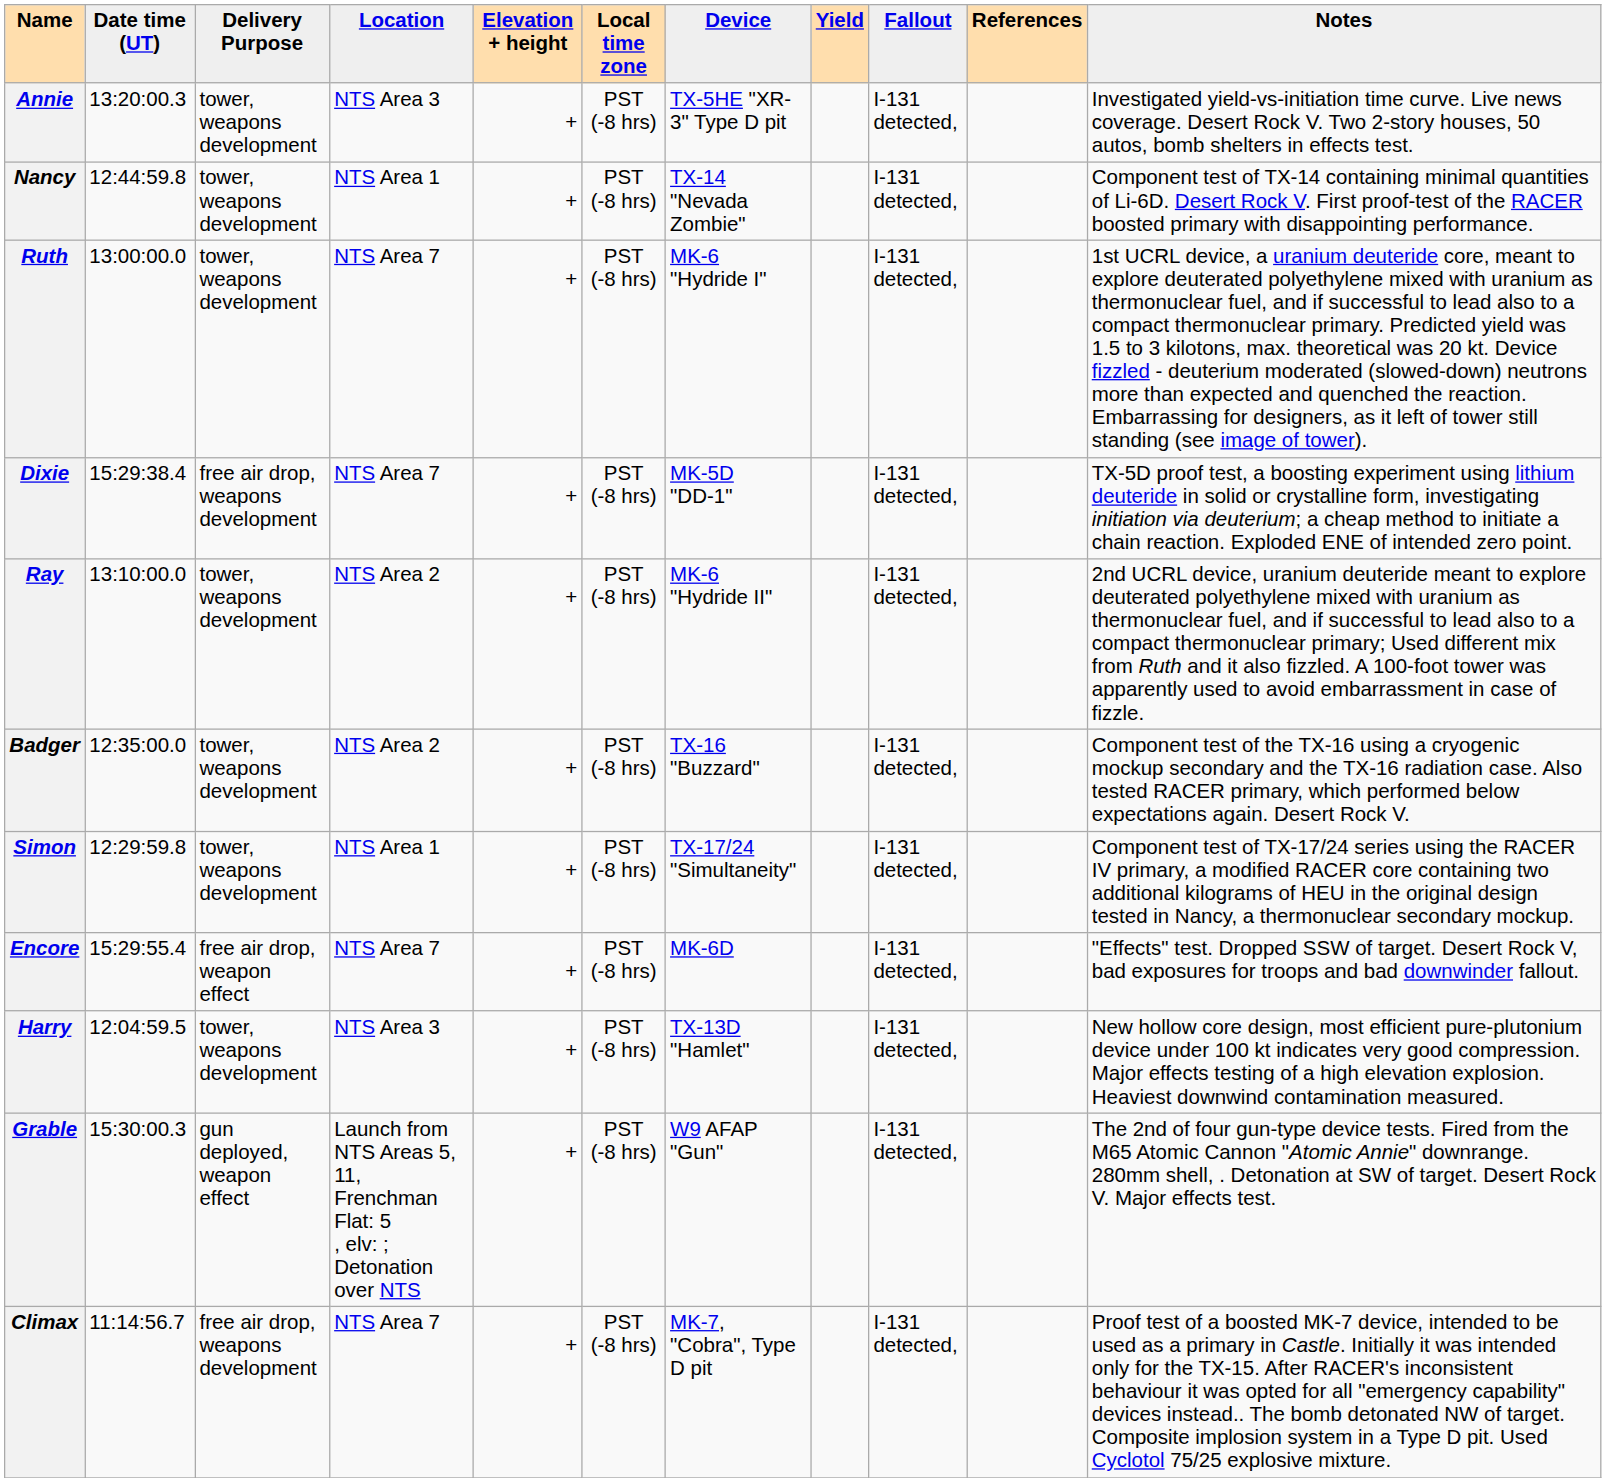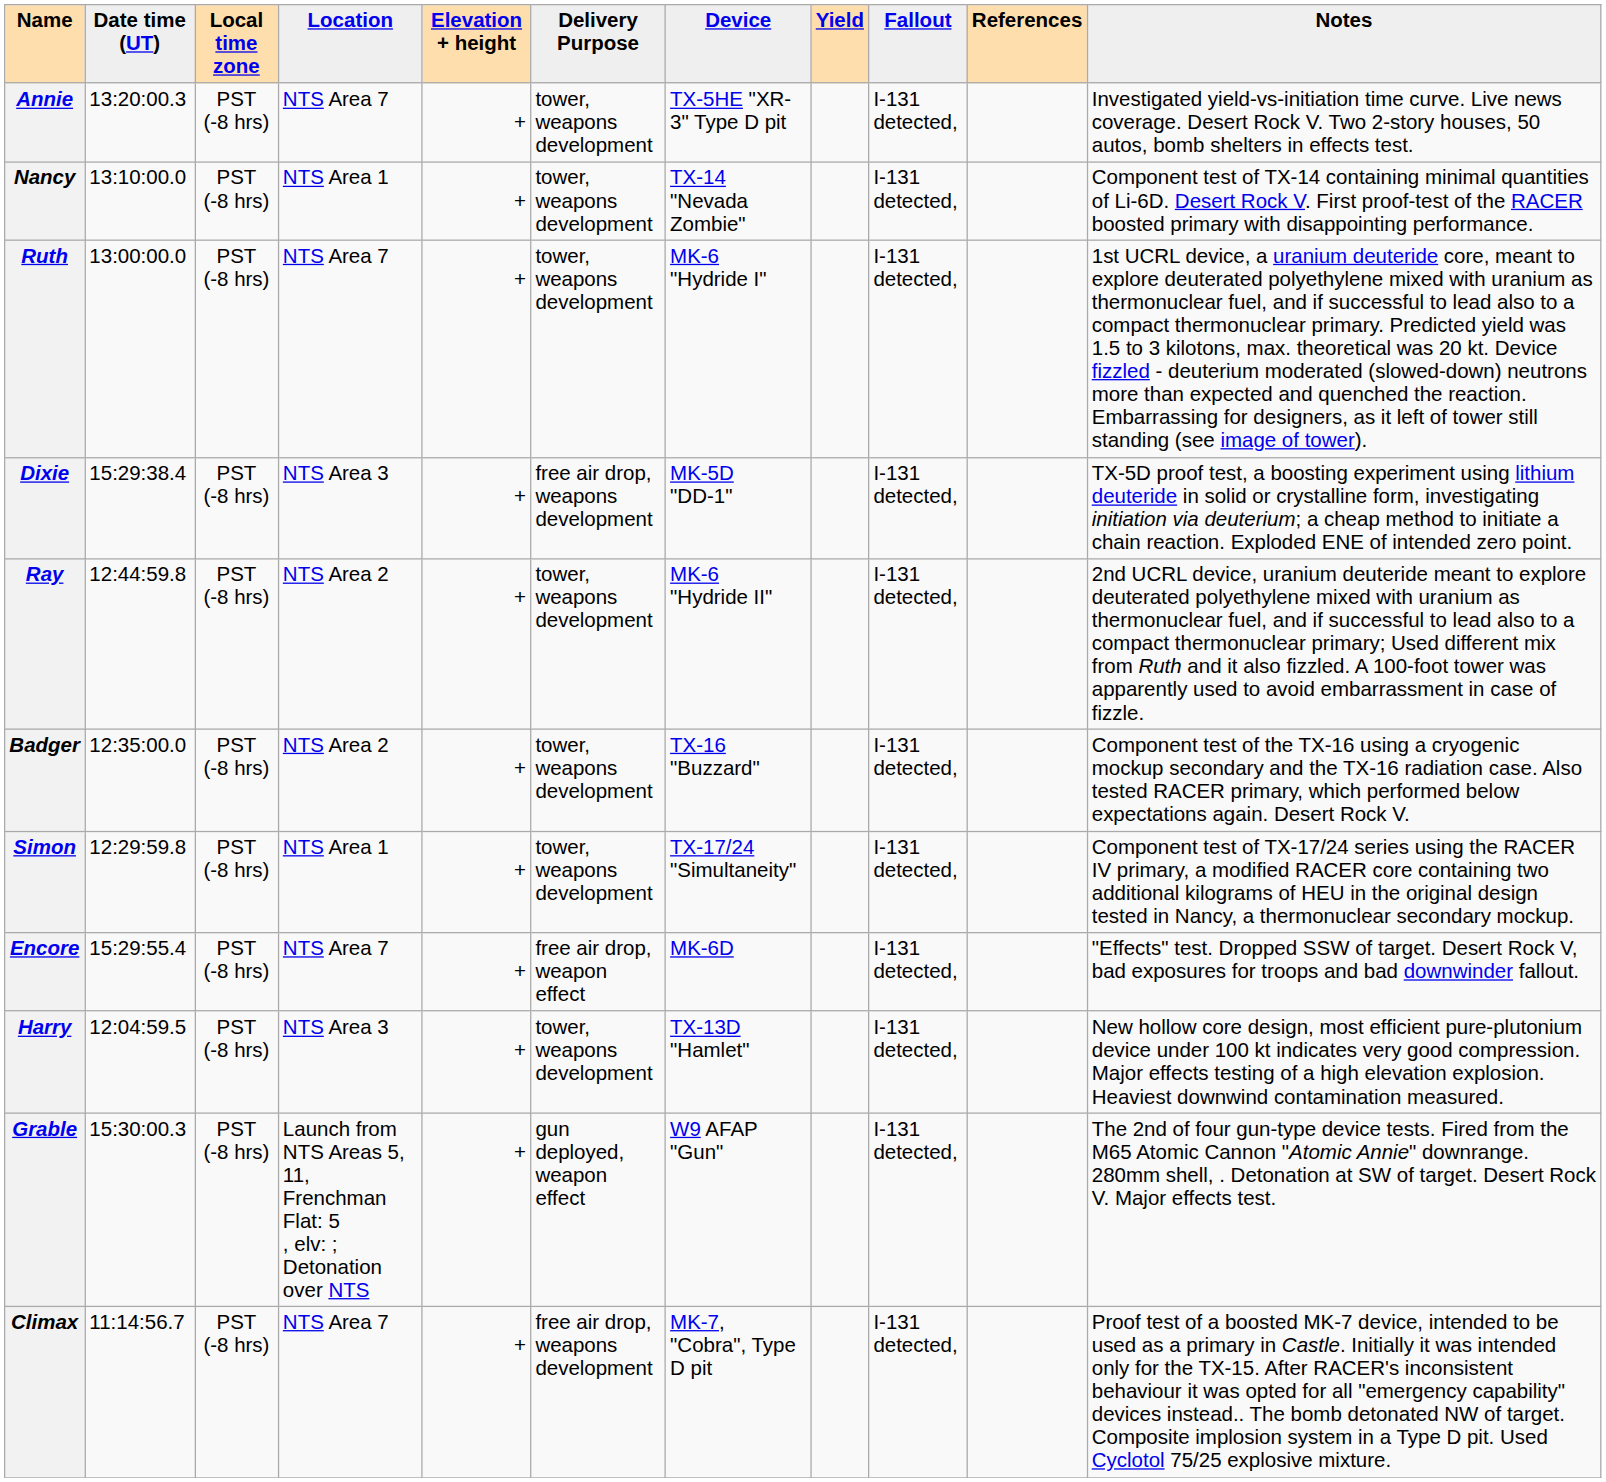columns swapped: (624, 43) <-> (262, 32)
(387, 99) NTS Area 3 -> (336, 99) NTS Area 7
(138, 177) 12:44:59.8 -> (138, 177) 13:10:00.0
(387, 473) NTS Area 7 -> (336, 473) NTS Area 3
(138, 574) 13:10:00.0 -> (138, 574) 12:44:59.8
